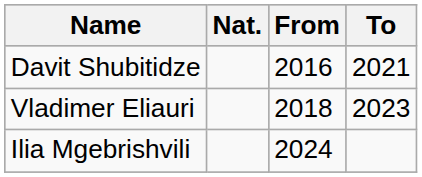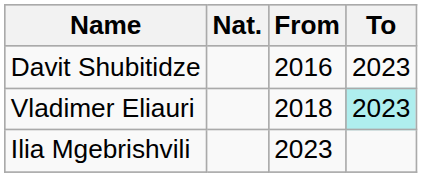(381, 66) 2021 -> (381, 66) 2023
(381, 108) no background -> (381, 108) paleturquoise background
(303, 150) 2024 -> (303, 150) 2023
